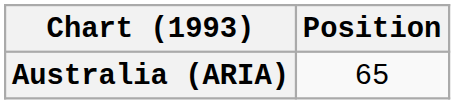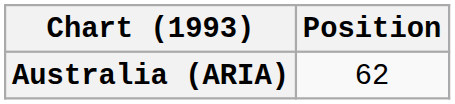(372, 76) 65 -> (372, 76) 62
